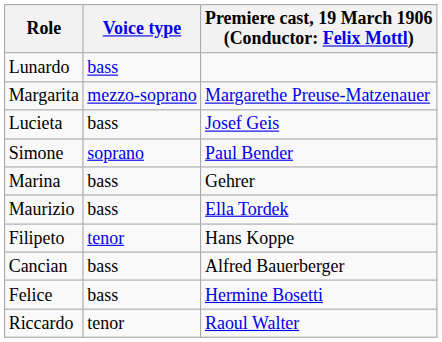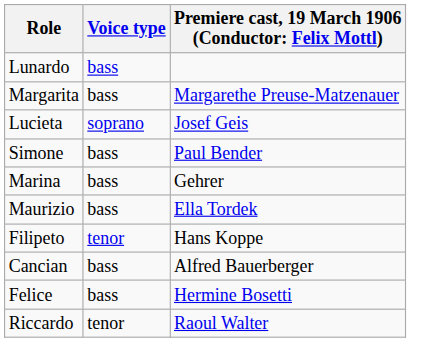(142, 95) mezzo-soprano -> (103, 95) bass
(103, 124) bass -> (116, 124) soprano
(116, 152) soprano -> (103, 152) bass
